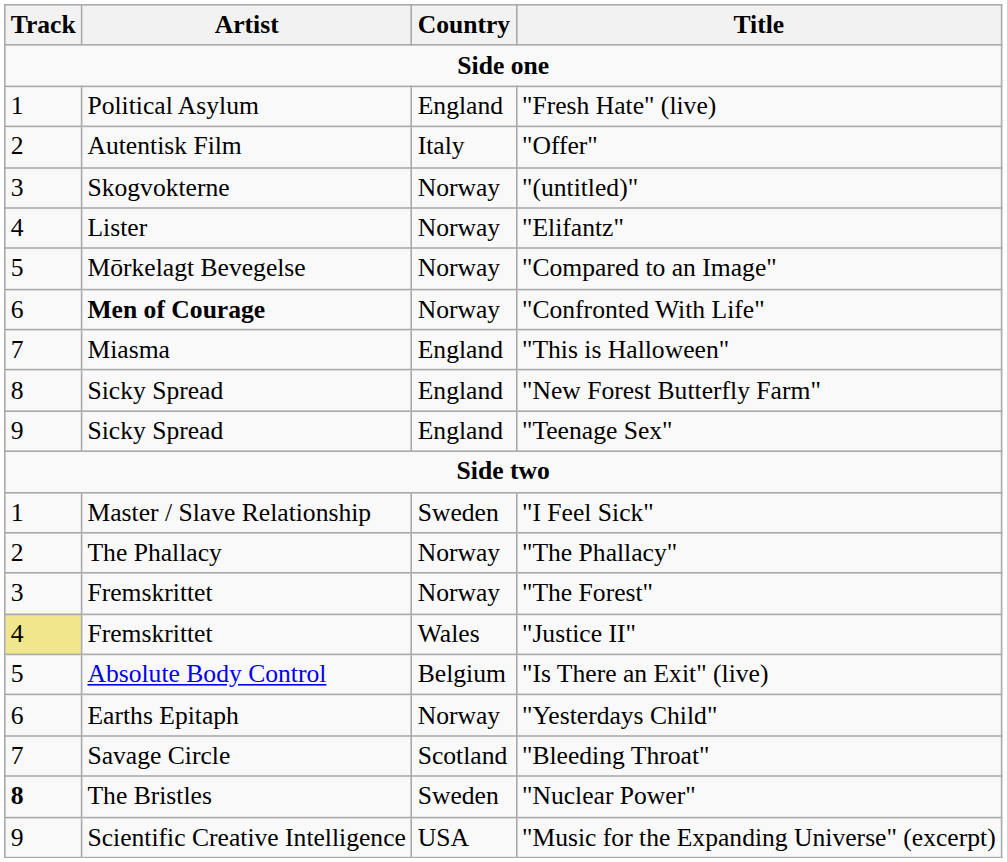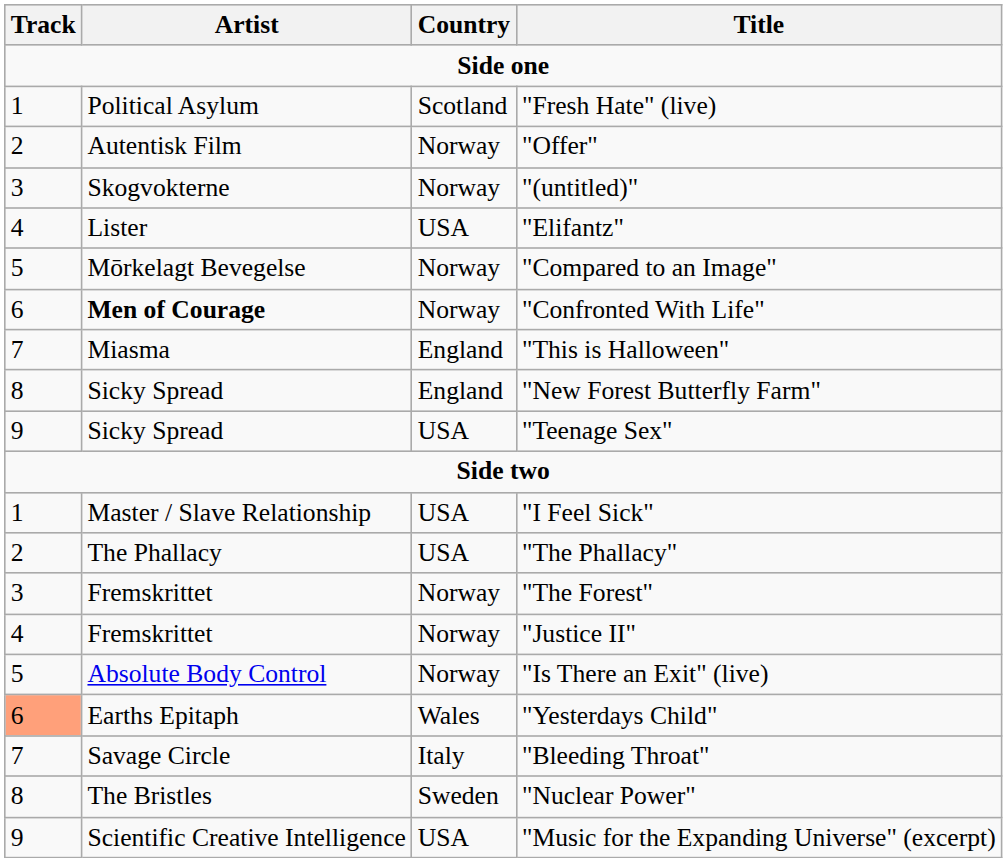(460, 106) England -> (463, 106) Scotland
(441, 146) Italy -> (459, 146) Norway
(459, 227) Norway -> (443, 227) USA
(460, 430) England -> (443, 430) USA
(458, 512) Sweden -> (443, 512) USA
(459, 552) Norway -> (443, 552) USA
(17, 633) khaki background -> (17, 633) no background
(449, 633) Wales -> (459, 633) Norway
(462, 674) Belgium -> (459, 674) Norway
(17, 715) no background -> (17, 715) lightsalmon background
(459, 715) Norway -> (449, 715) Wales
(463, 755) Scotland -> (441, 755) Italy
(17, 796) bold -> (17, 796) normal
